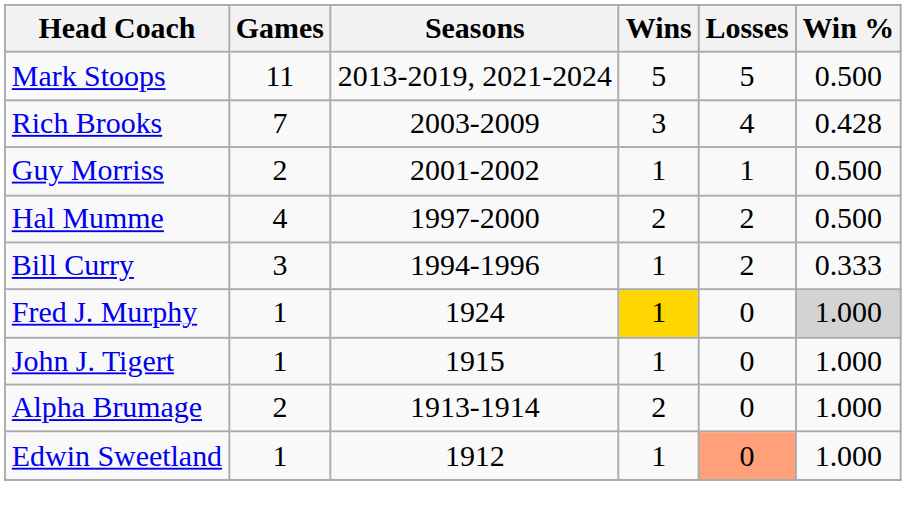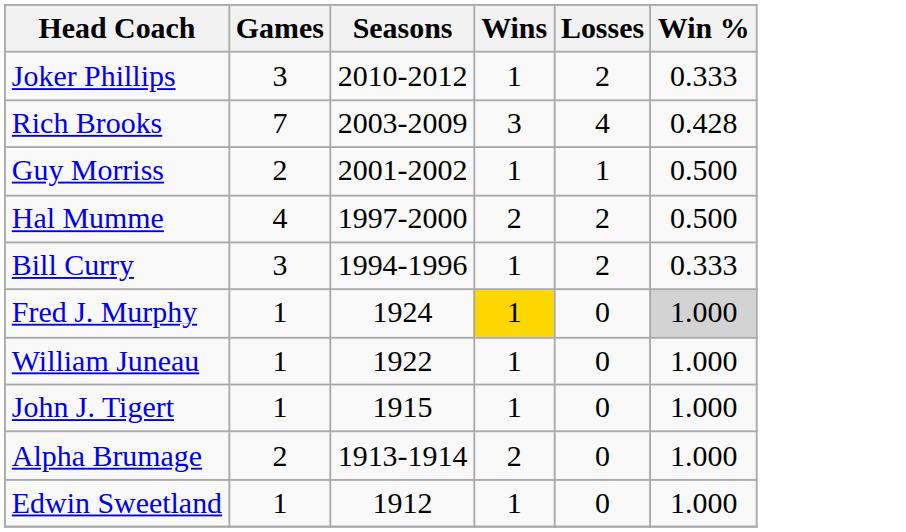- row: (89, 75)
+ row: (94, 75)
+ row: (106, 360)
(747, 455) lightsalmon background -> (602, 502) no background
